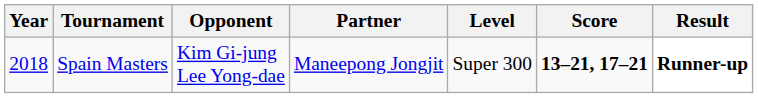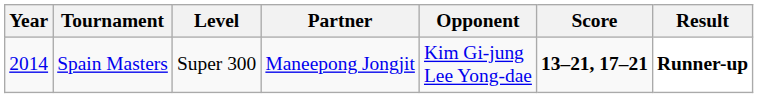columns swapped: (492, 20) <-> (231, 20)
(29, 64) 2018 -> (29, 64) 2014
